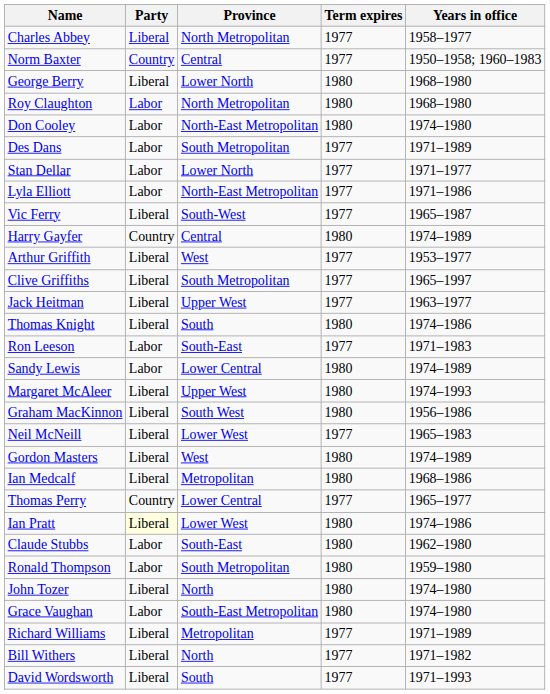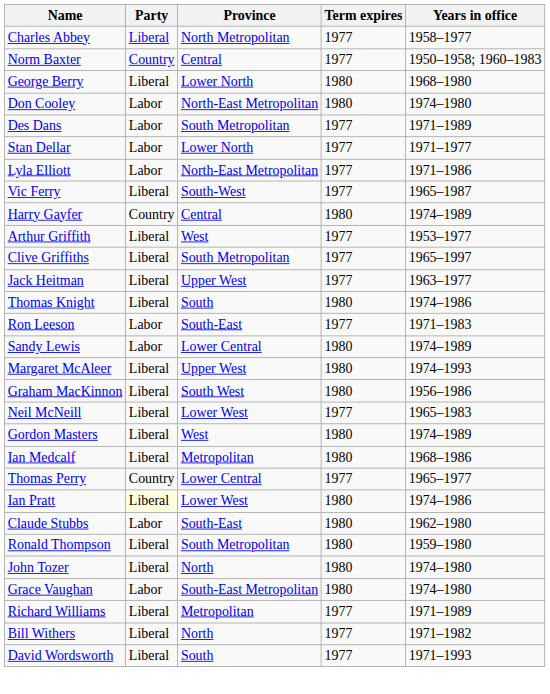- row: (50, 103)
(145, 567) Labor -> (149, 545) Liberal
